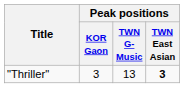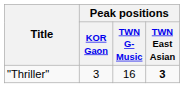(129, 74) 13 -> (129, 74) 16
